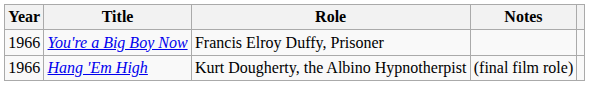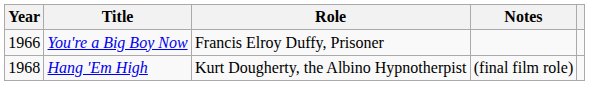(24, 67) 1966 -> (24, 67) 1968
